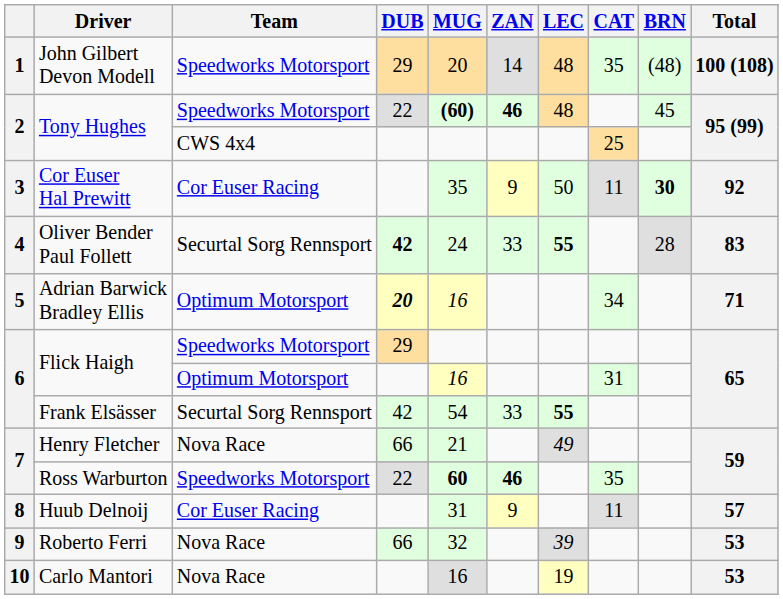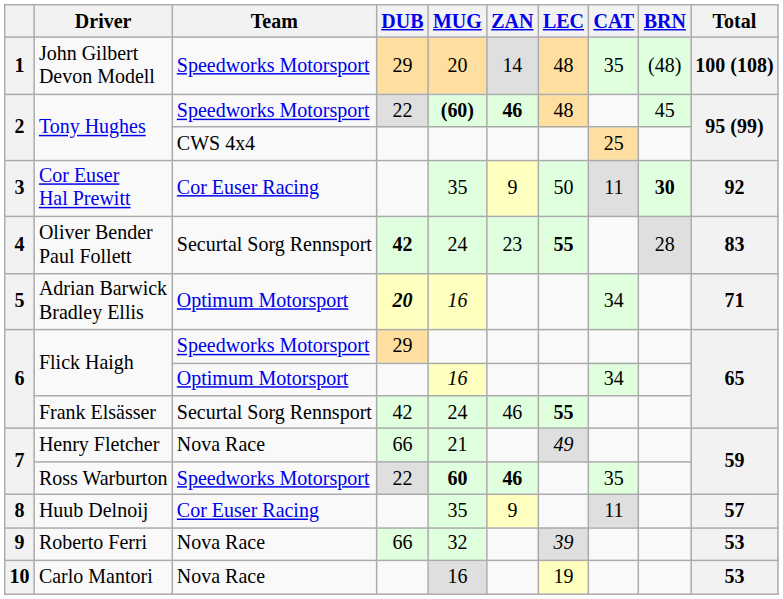(512, 244) 33 -> (512, 244) 23
(614, 378) 31 -> (614, 378) 34
(457, 411) 54 -> (457, 411) 24
(512, 411) 33 -> (512, 411) 46
(457, 510) 31 -> (457, 510) 35
